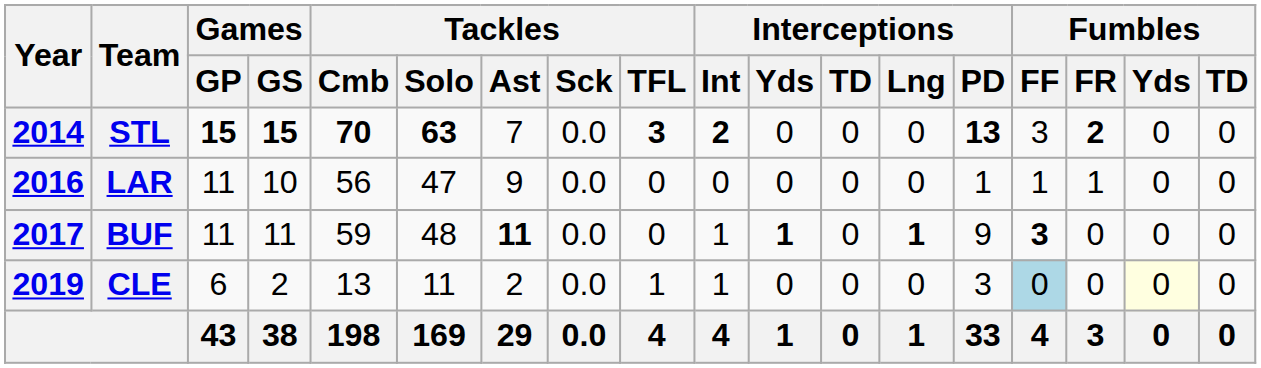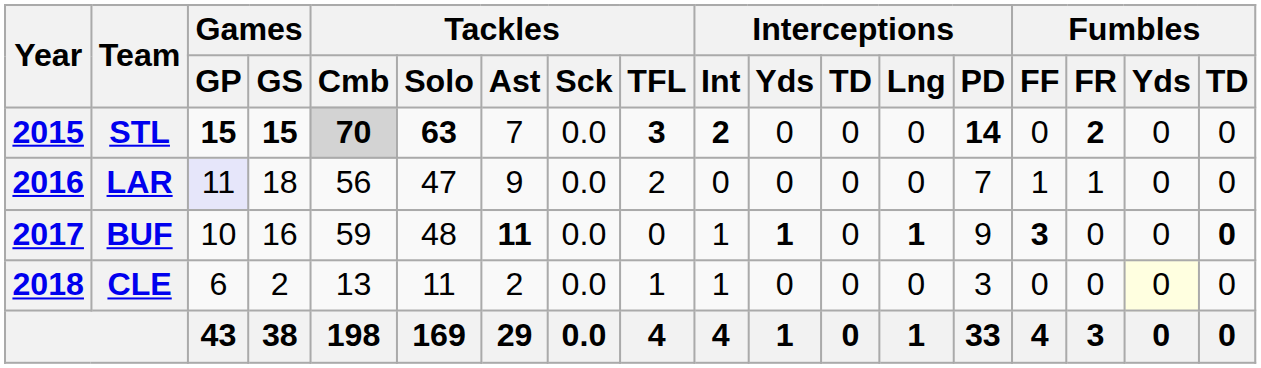(48, 132) 2014 -> (48, 132) 2015
(354, 132) no background -> (354, 132) lightgrey background
(983, 132) 13 -> (983, 132) 14
(1040, 132) 3 -> (1040, 132) 0
(218, 183) no background -> (218, 183) lavender background
(280, 183) 10 -> (280, 183) 18
(657, 183) 0 -> (657, 183) 2
(983, 183) 1 -> (983, 183) 7
(218, 234) 11 -> (218, 234) 10
(280, 234) 11 -> (280, 234) 16
(1227, 234) normal -> (1227, 234) bold
(48, 285) 2019 -> (48, 285) 2018
(1040, 285) lightblue background -> (1040, 285) no background
